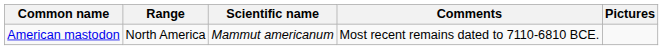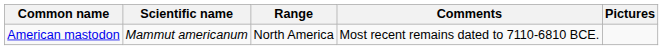columns swapped: (273, 14) <-> (166, 14)
